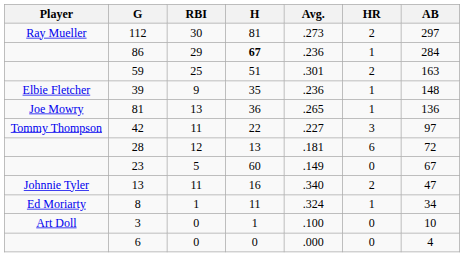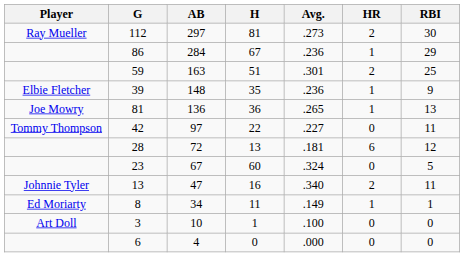columns swapped: (430, 14) <-> (196, 14)
(255, 52) bold -> (255, 52) normal
(372, 128) 3 -> (372, 128) 0
(313, 166) .149 -> (313, 166) .324
(313, 204) .324 -> (313, 204) .149
